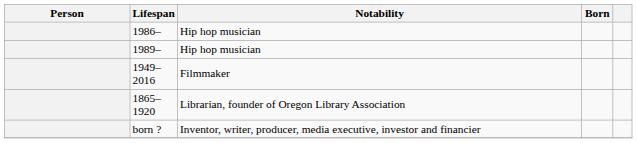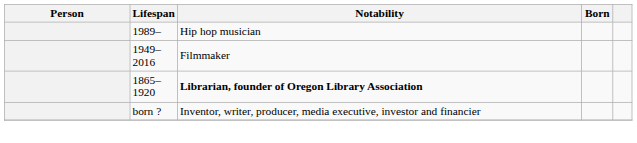- row: (147, 31)
(293, 104) normal -> (301, 86) bold
